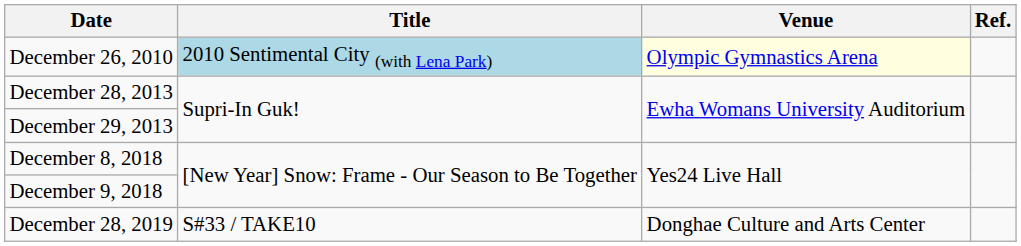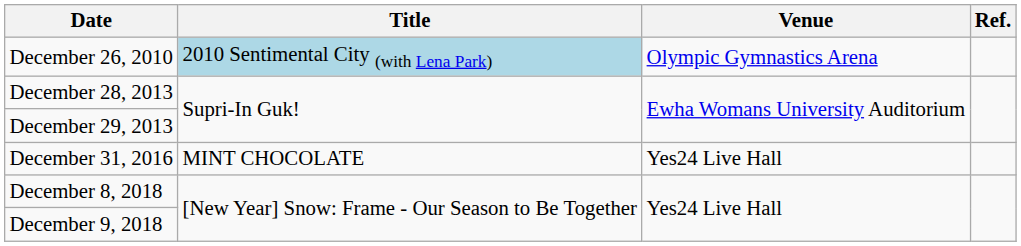(762, 56) lightyellow background -> (762, 56) no background
+ row: (91, 158)
- row: (91, 224)
